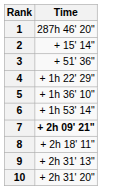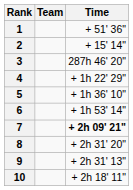+ column: (50, 12)
(66, 29) 287h 46' 20" -> (106, 29) + 51' 36"
(74, 62) + 51' 36" -> (97, 62) 287h 46' 20"
(67, 144) + 2h 18' 11" -> (98, 144) + 2h 31' 20"
(67, 177) + 2h 31' 20" -> (99, 177) + 2h 18' 11"
